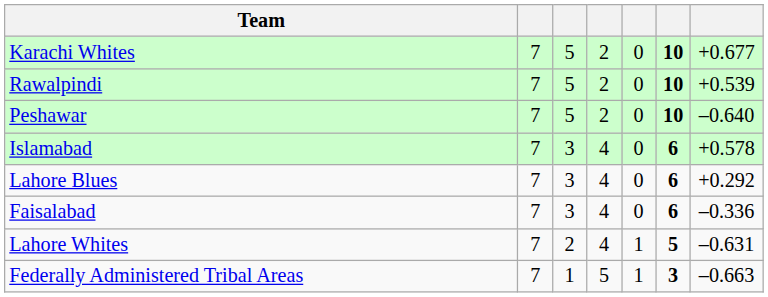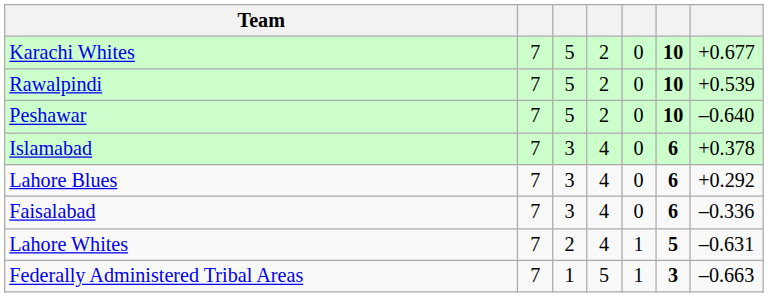(727, 148) +0.578 -> (727, 148) +0.378
